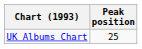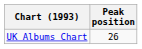(113, 37) 25 -> (113, 37) 26
